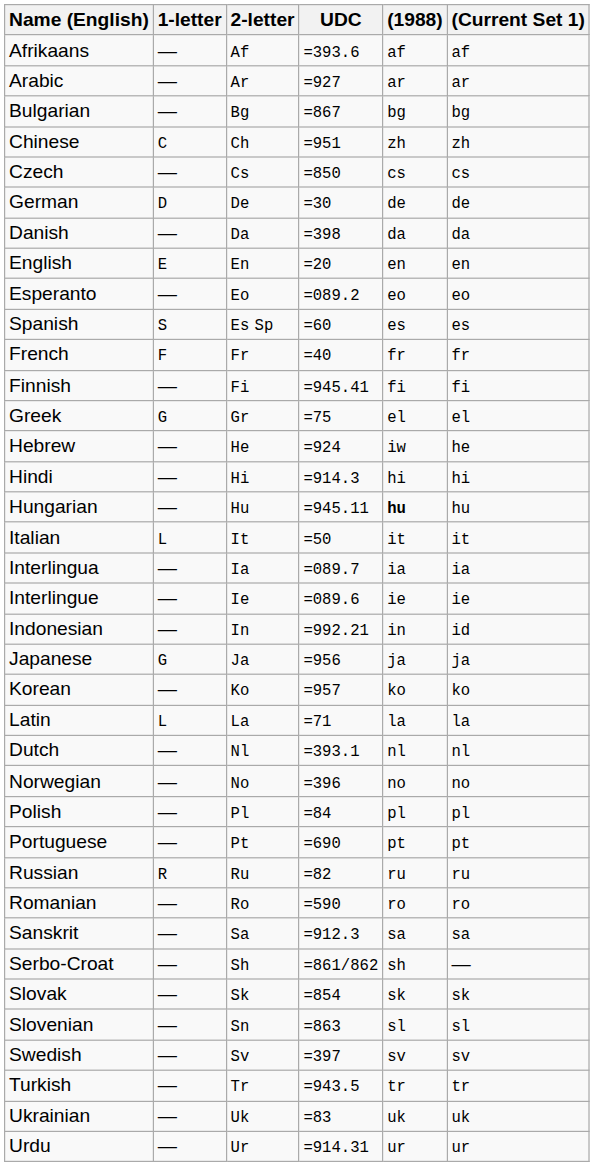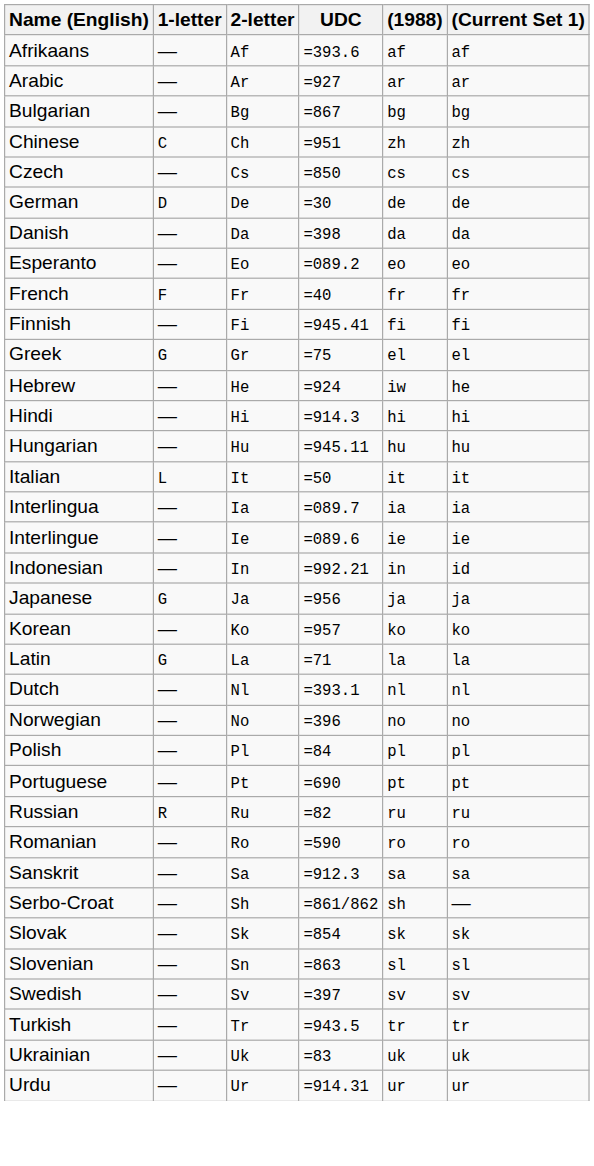- row: (41, 263)
- row: (44, 324)
(397, 507) bold -> (397, 448) normal
(162, 722) L -> (162, 661) G
